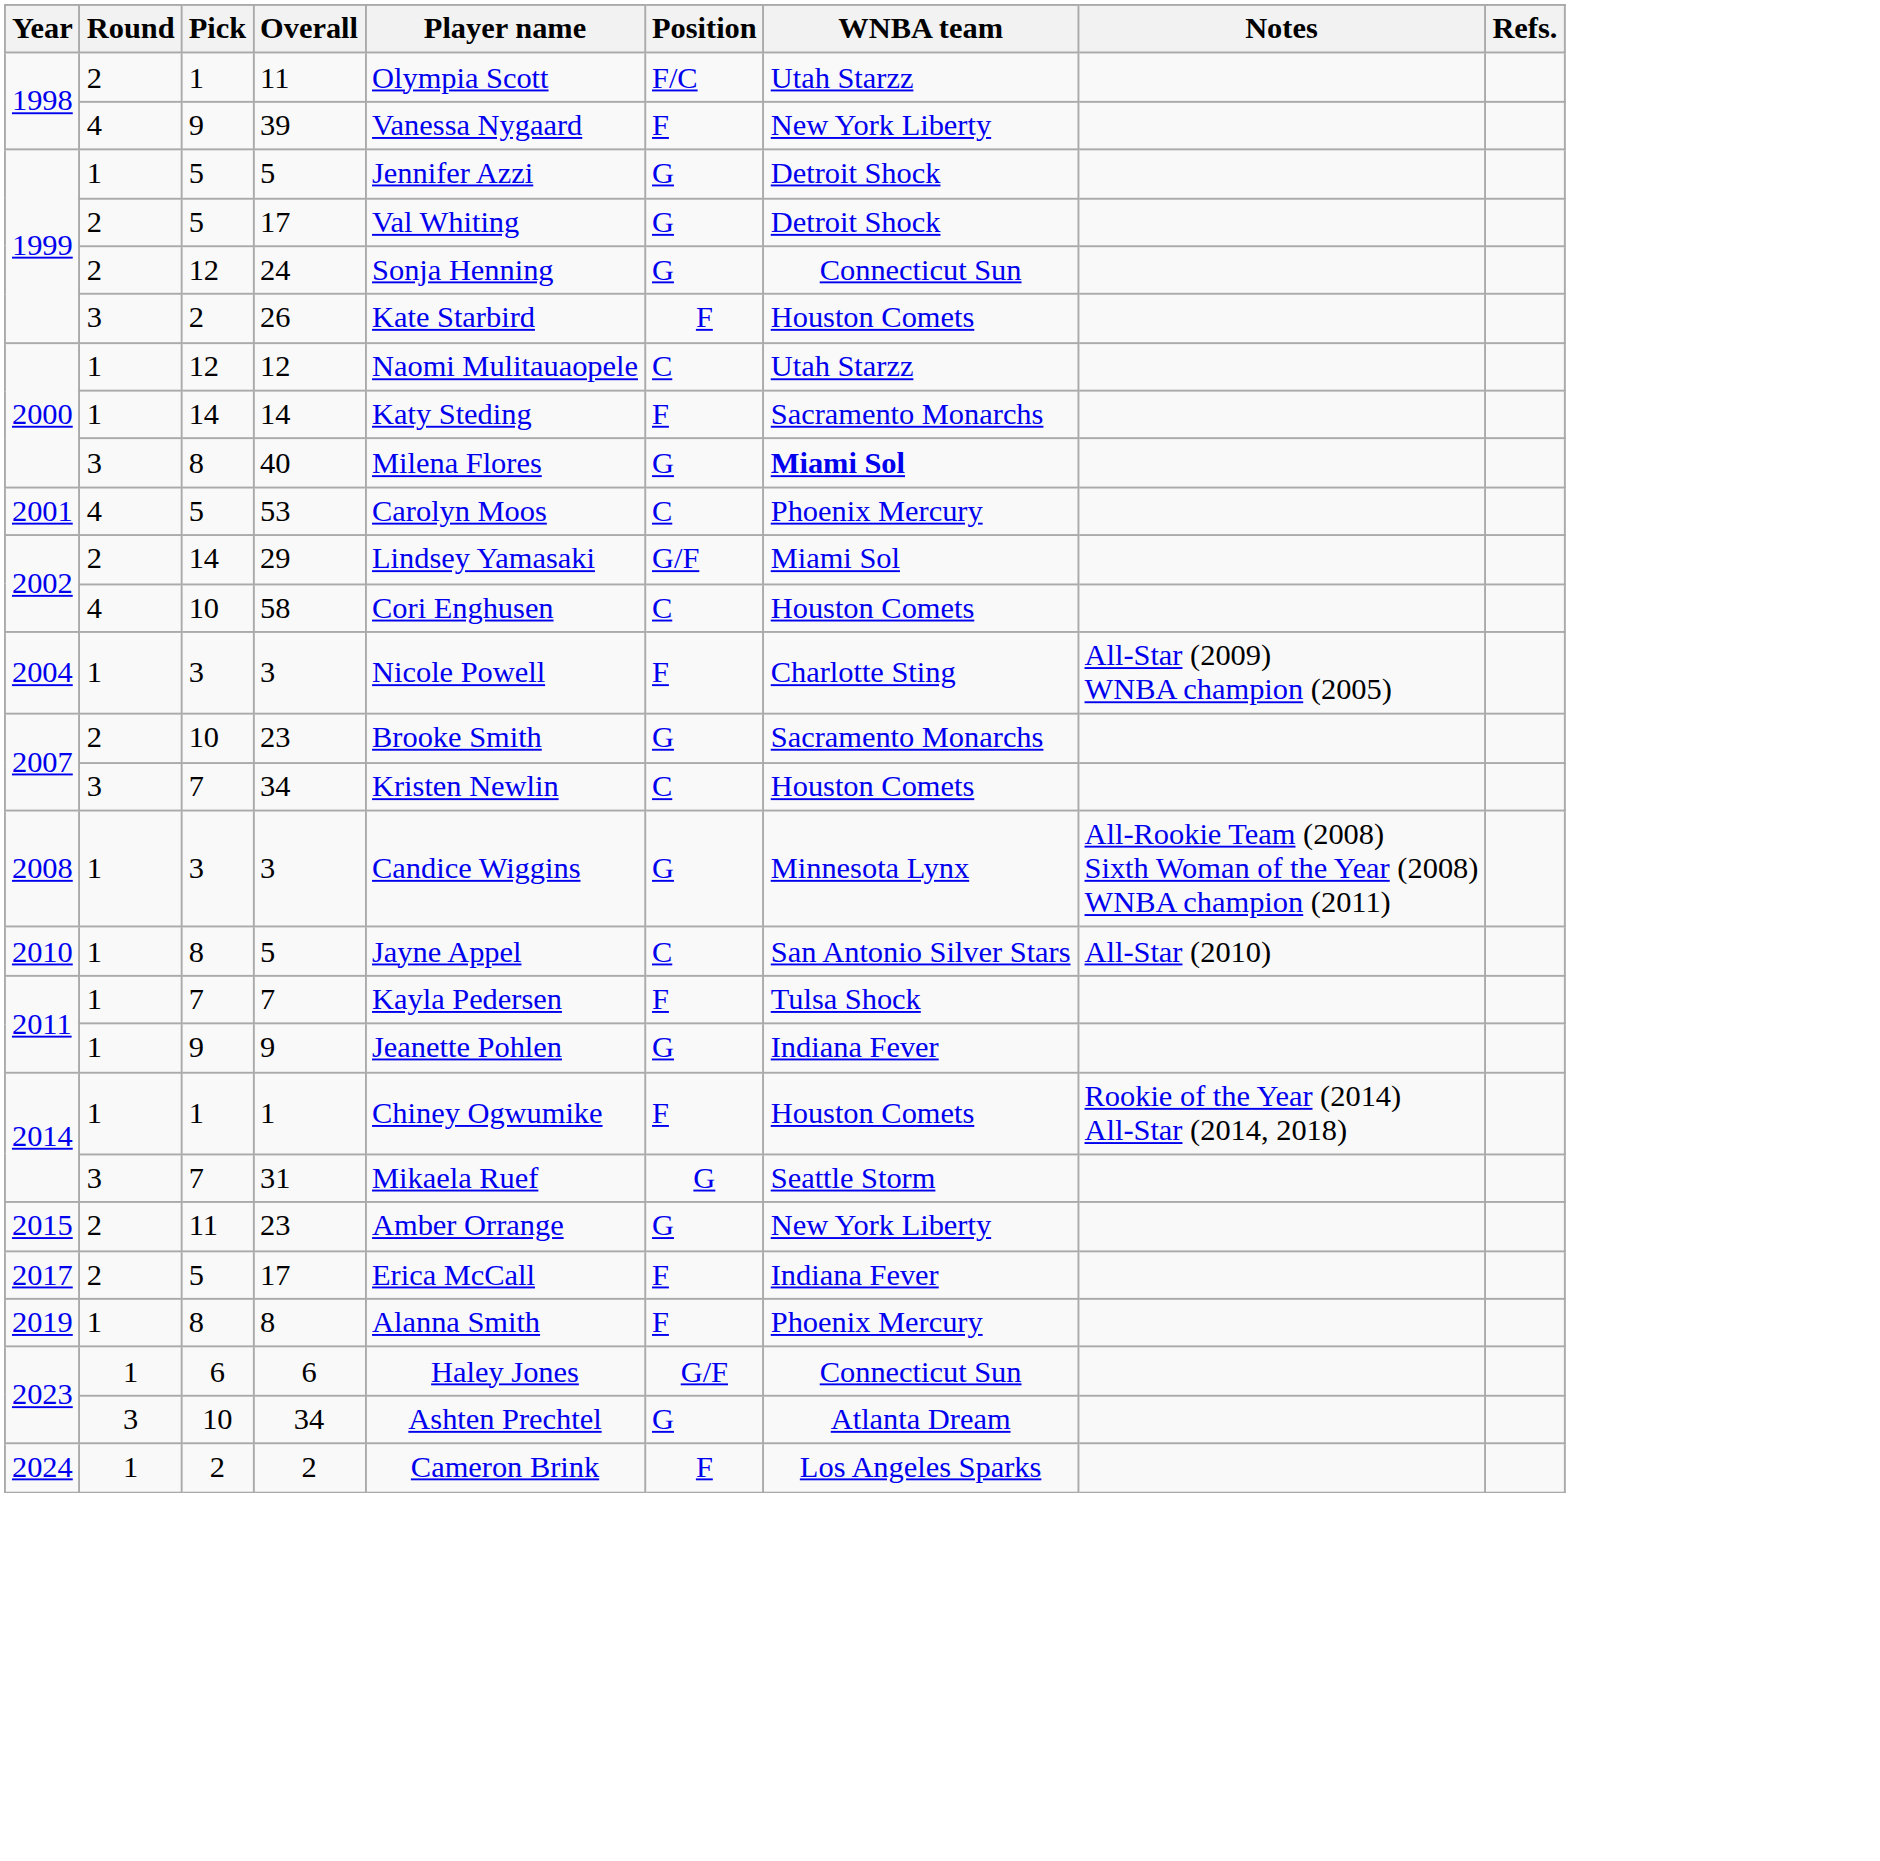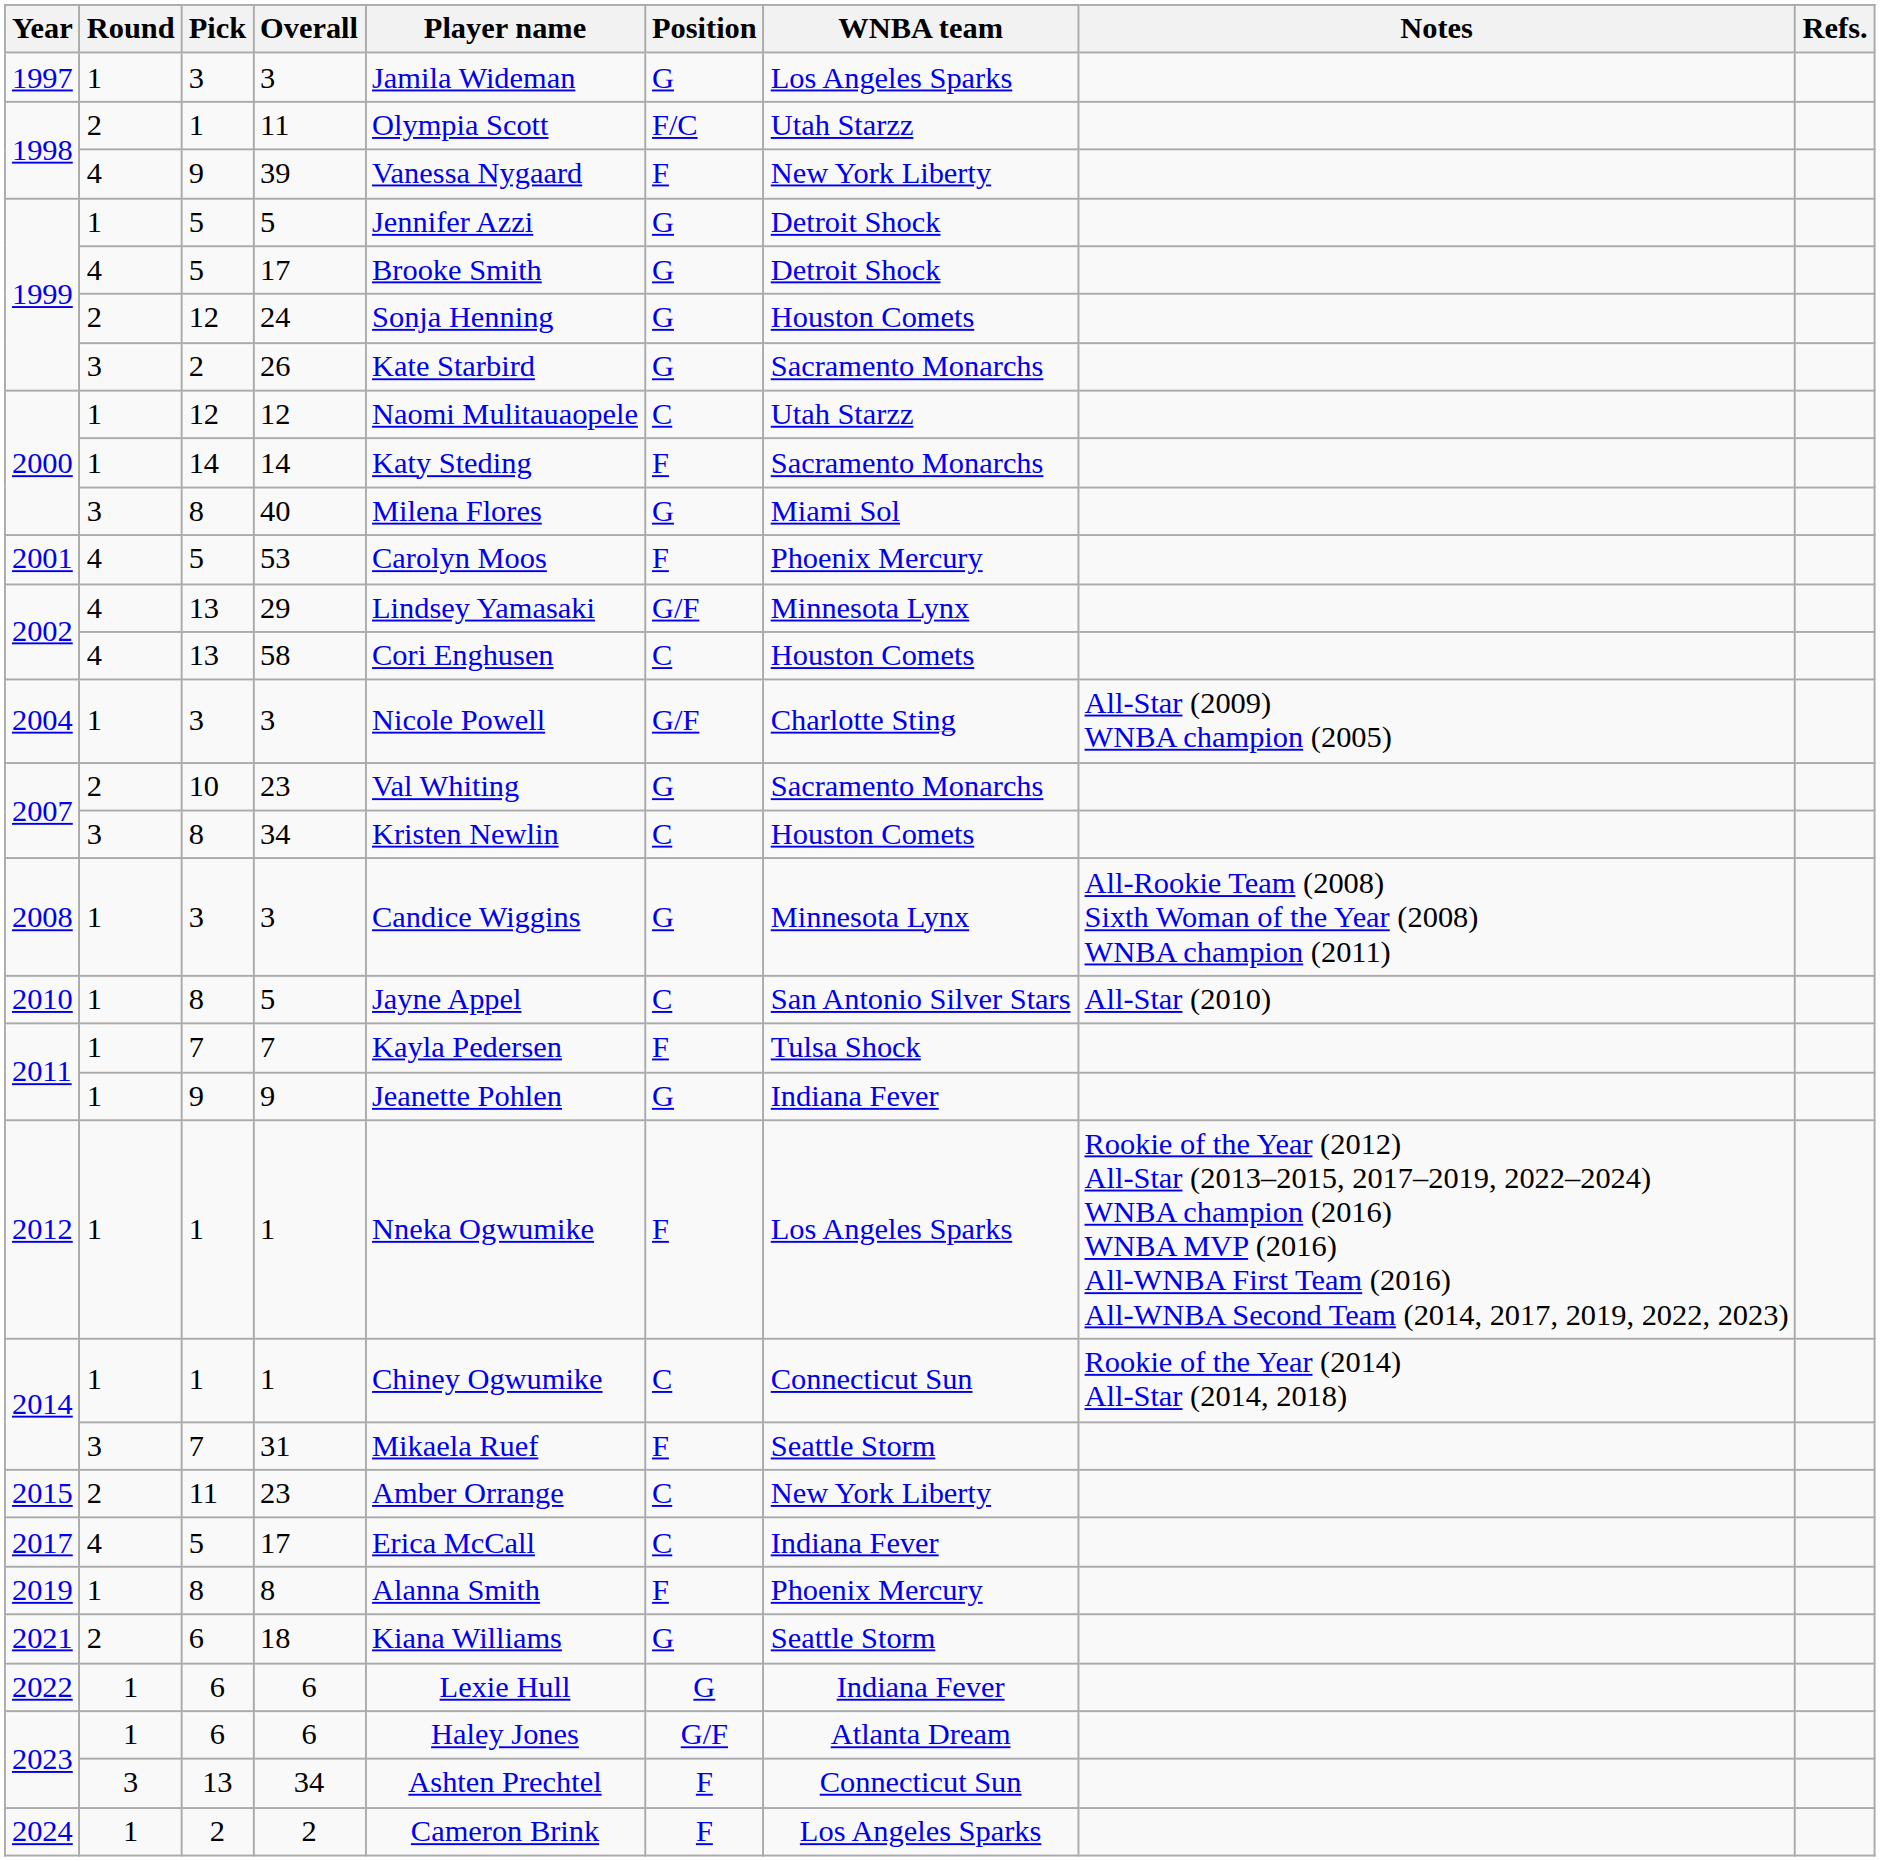+ row: (42, 76)
(94, 221) 2 -> (94, 269) 4
(446, 221) Val Whiting -> (457, 269) Brooke Smith
(921, 269) Connecticut Sun -> (873, 317) Houston Comets
(704, 317) F -> (663, 366) G
(873, 317) Houston Comets -> (907, 366) Sacramento Monarchs
(838, 462) bold -> (835, 510) normal
(662, 510) C -> (660, 558) F
(94, 558) 2 -> (94, 607) 4
(204, 558) 14 -> (204, 607) 13
(835, 558) Miami Sol -> (870, 607) Minnesota Lynx
(204, 607) 10 -> (204, 655) 13
(660, 672) F -> (676, 720) G/F
(457, 737) Brooke Smith -> (446, 785) Val Whiting
(196, 785) 7 -> (196, 834) 8
+ row: (42, 1229)
(660, 1112) F -> (662, 1379) C
(873, 1112) Houston Comets -> (872, 1379) Connecticut Sun
(704, 1177) G -> (660, 1445) F
(663, 1226) G -> (662, 1493) C
(94, 1274) 2 -> (94, 1541) 4
(660, 1274) F -> (662, 1541) C
+ row: (42, 1638)
+ row: (42, 1686)
(921, 1370) Connecticut Sun -> (921, 1734) Atlanta Dream
(217, 1418) 10 -> (217, 1782) 13
(663, 1418) G -> (704, 1782) F
(921, 1418) Atlanta Dream -> (921, 1782) Connecticut Sun
